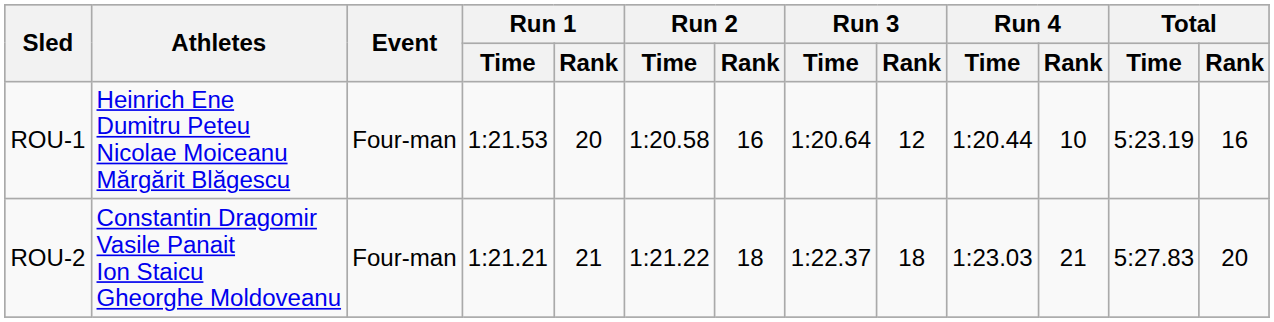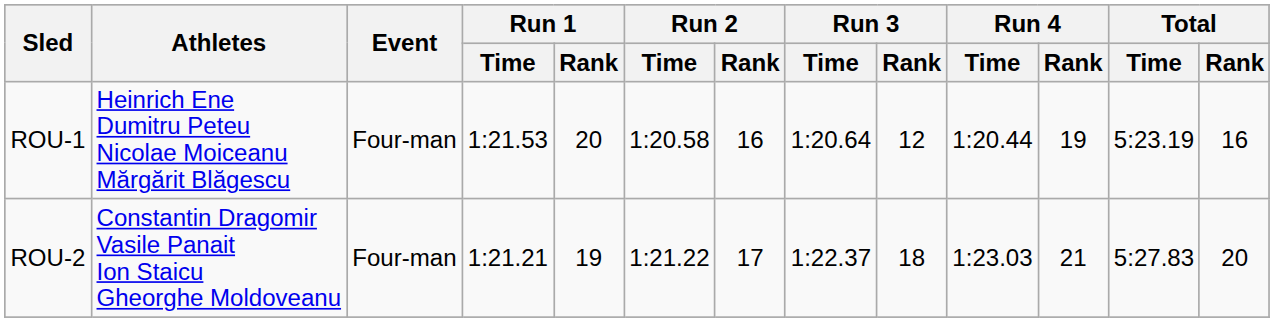(1073, 140) 10 -> (1073, 140) 19
(589, 258) 21 -> (589, 258) 19
(750, 258) 18 -> (750, 258) 17
